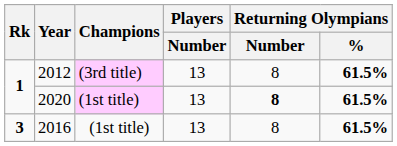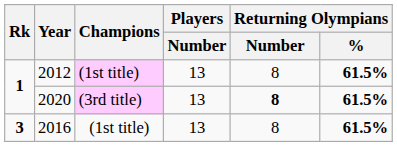(110, 73) (3rd title) -> (109, 73) (1st title)
(109, 100) (1st title) -> (110, 100) (3rd title)
